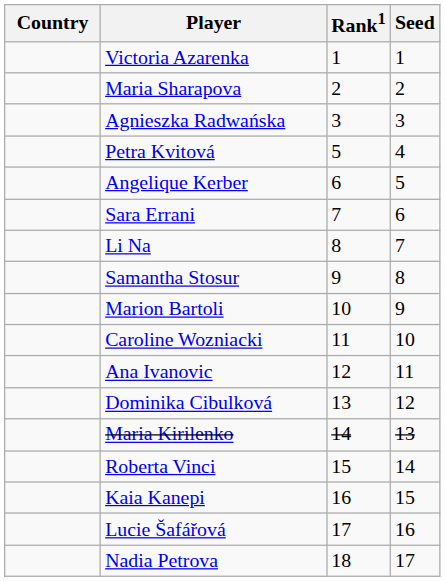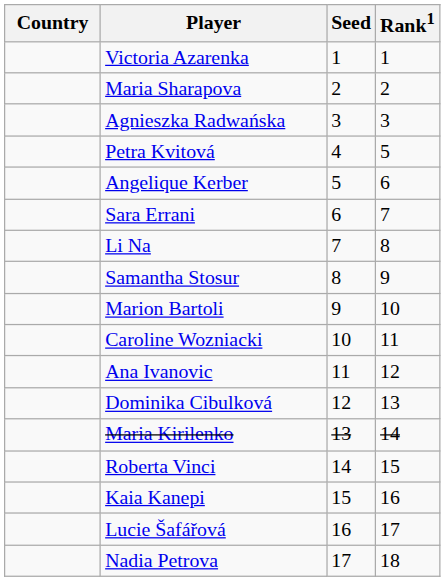columns swapped: (359, 22) <-> (415, 22)
